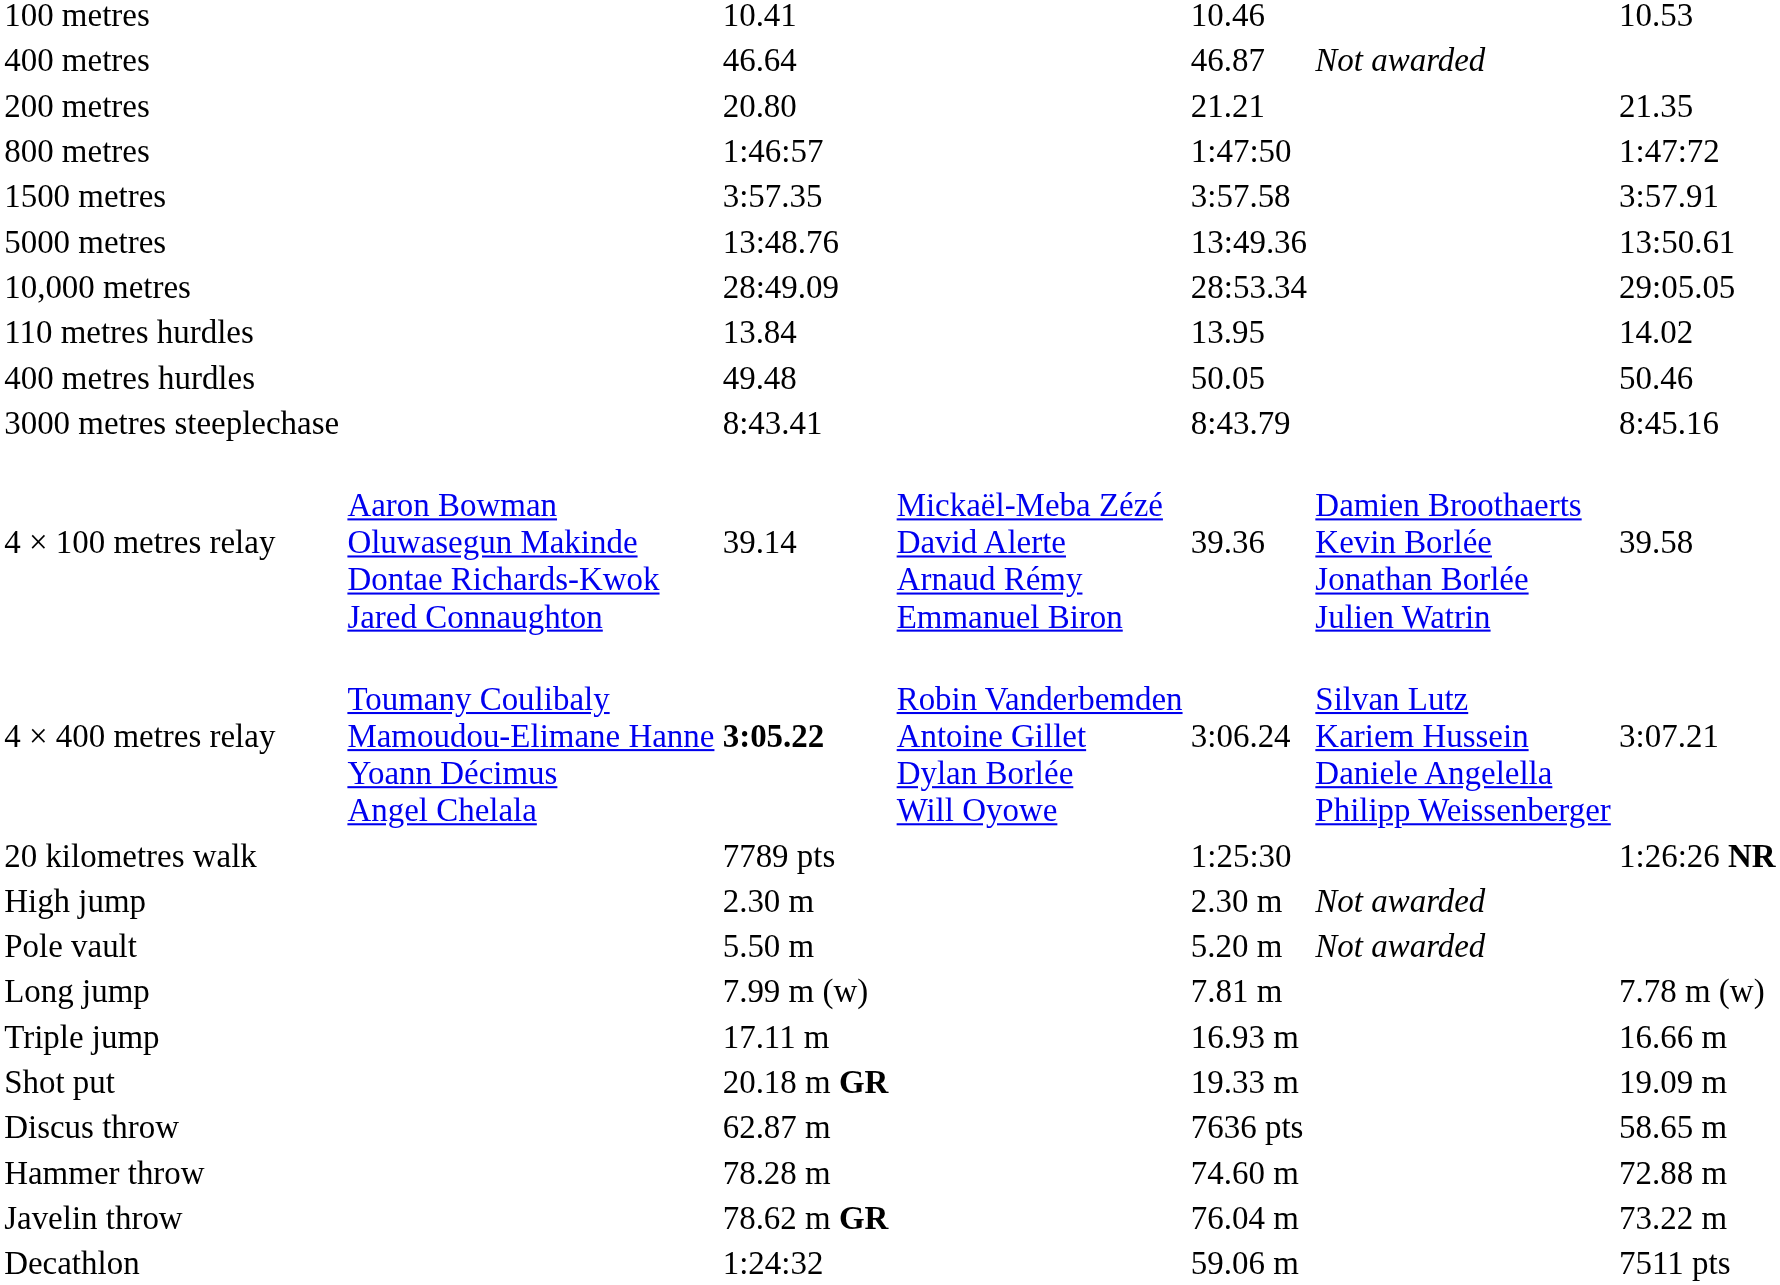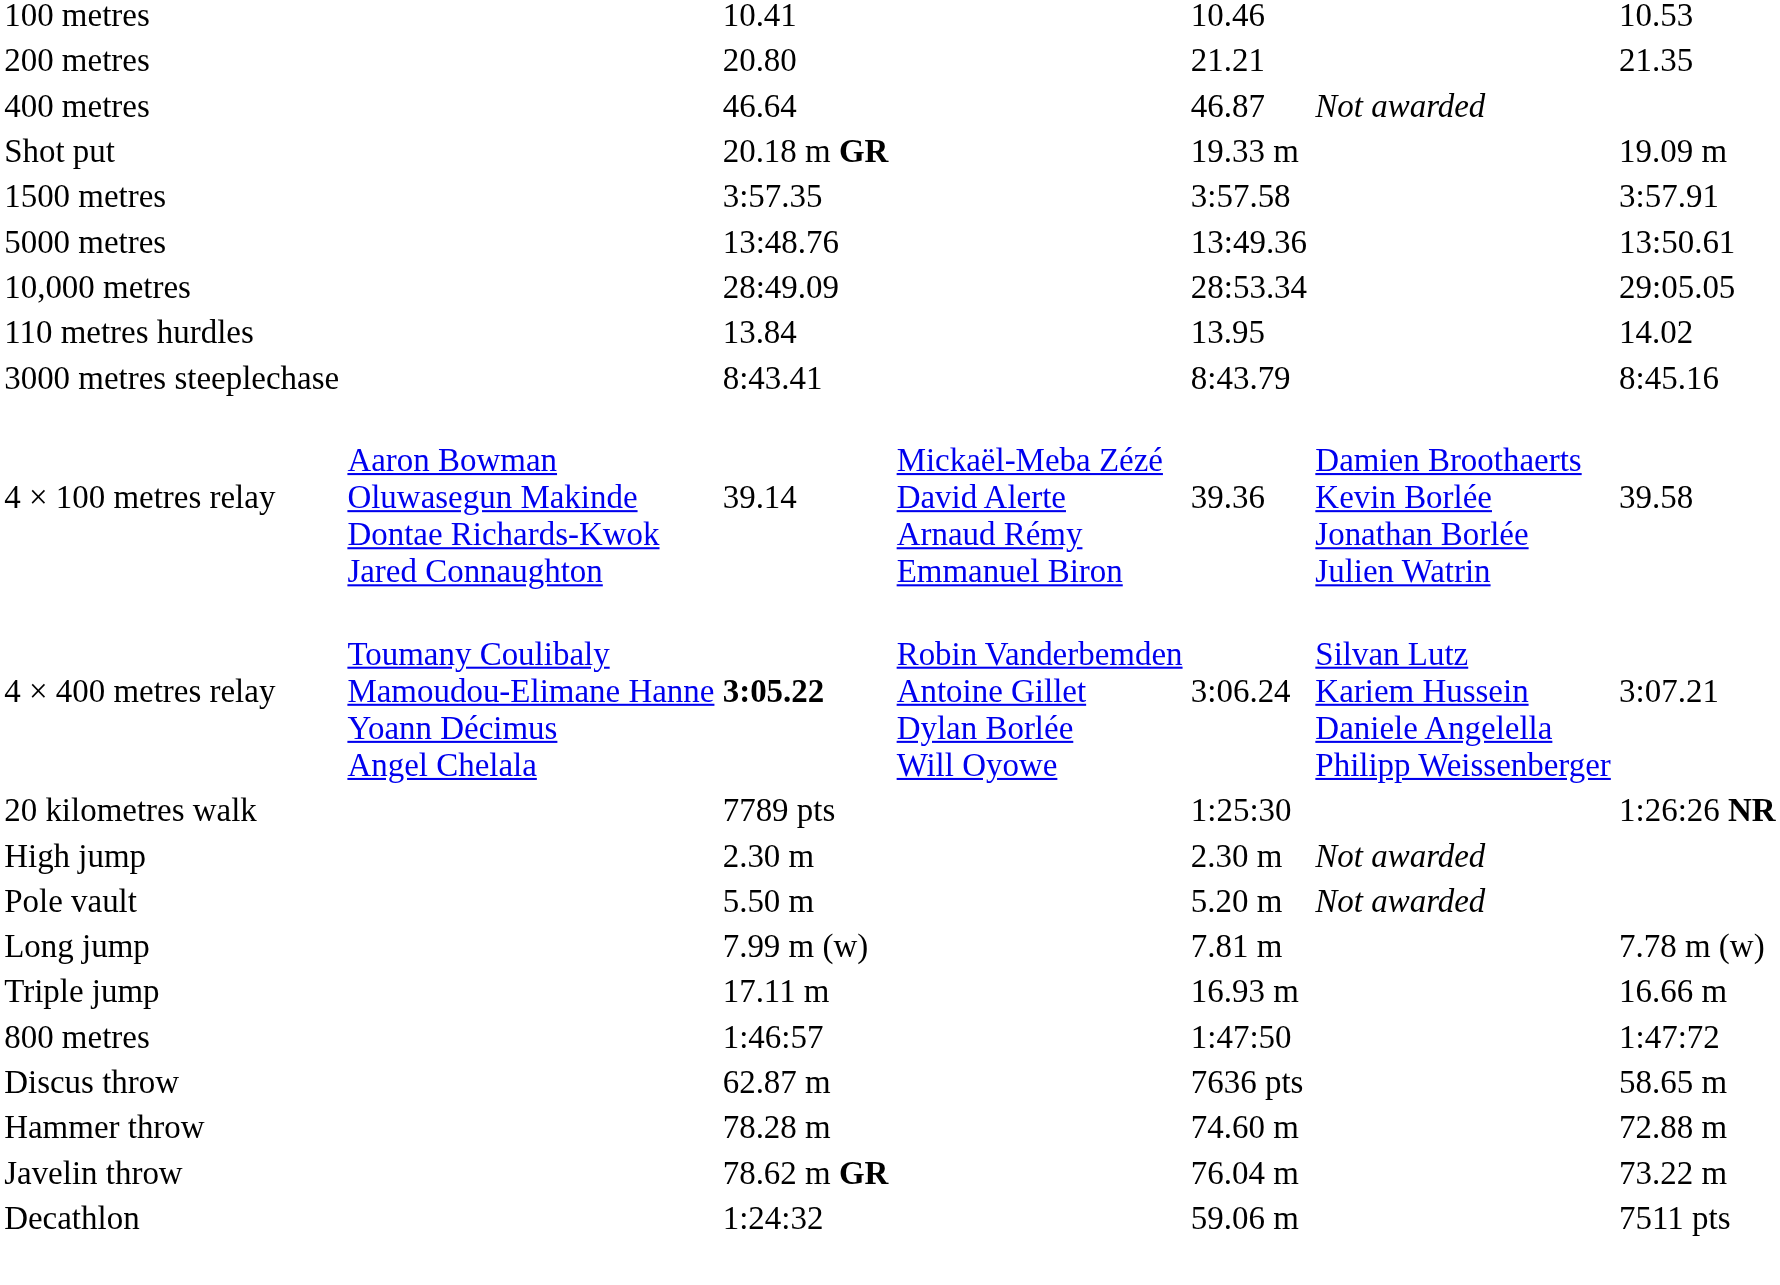rows swapped: (77, 105) <-> (77, 60)
rows swapped: (77, 151) <-> (60, 1082)
- row: (130, 377)
